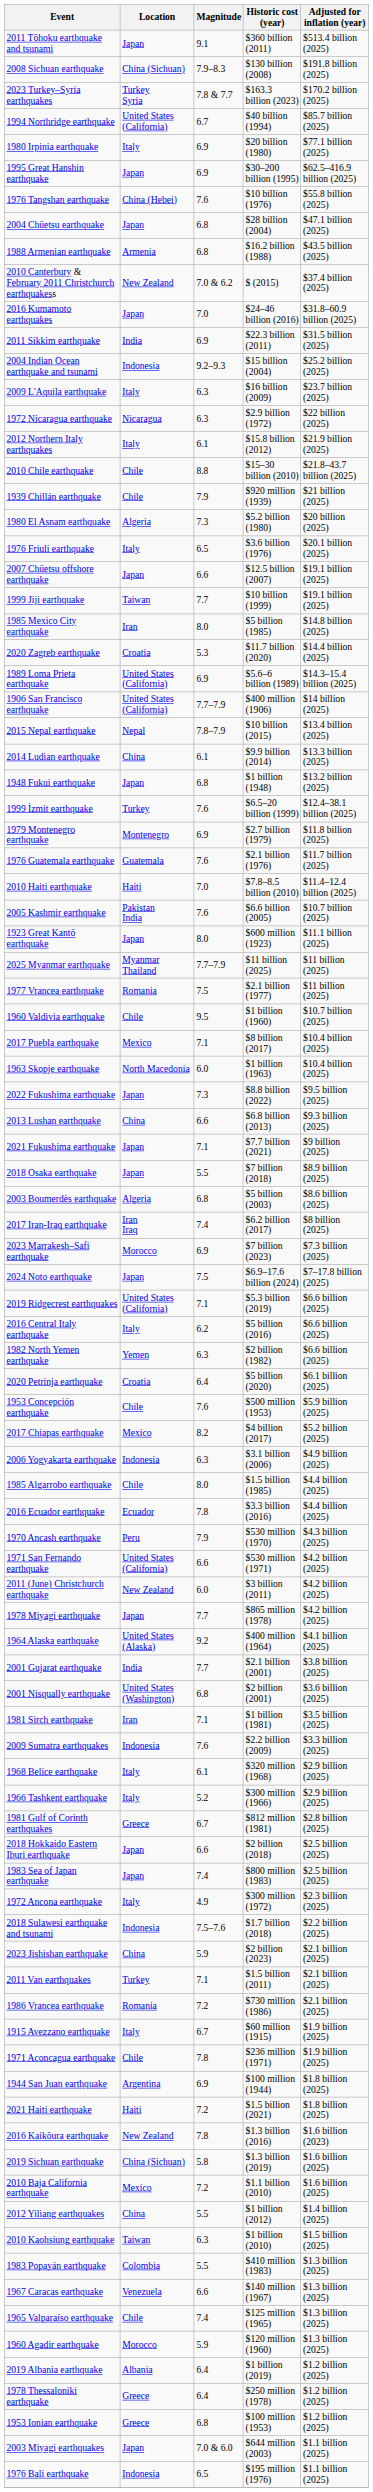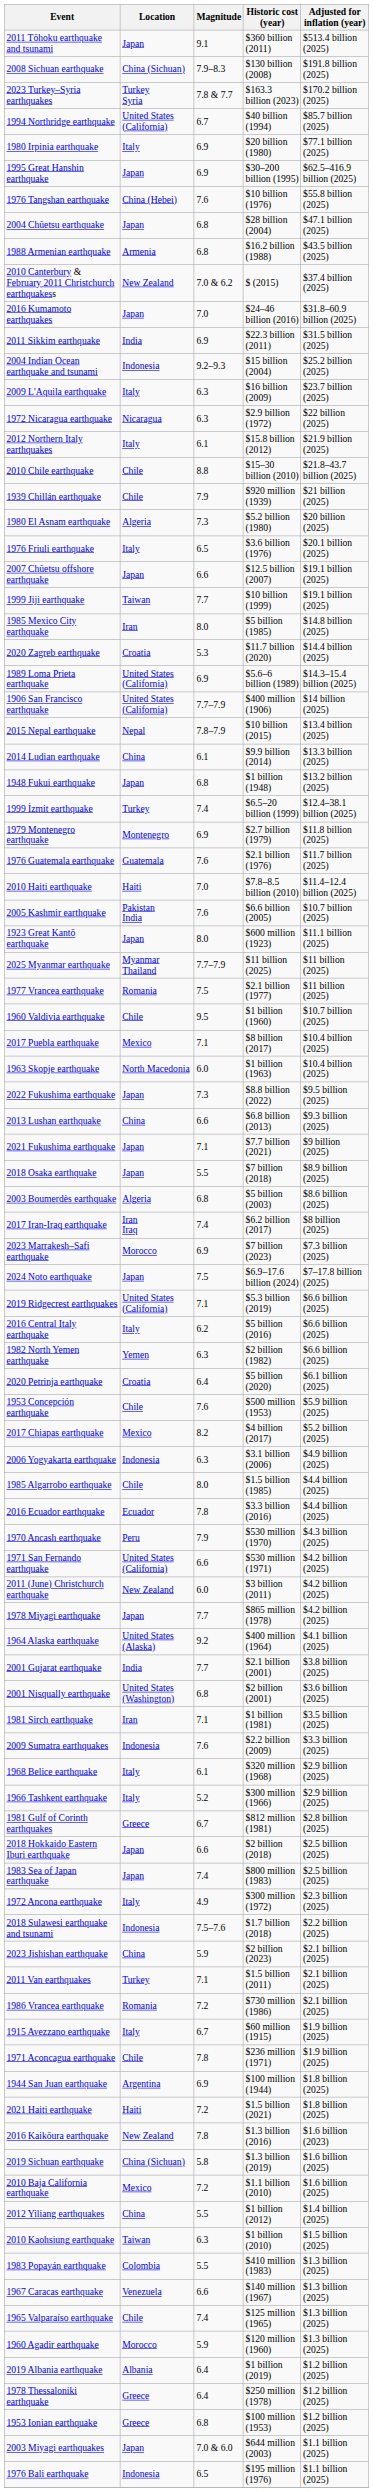(202, 809) 7.6 -> (202, 809) 7.4
